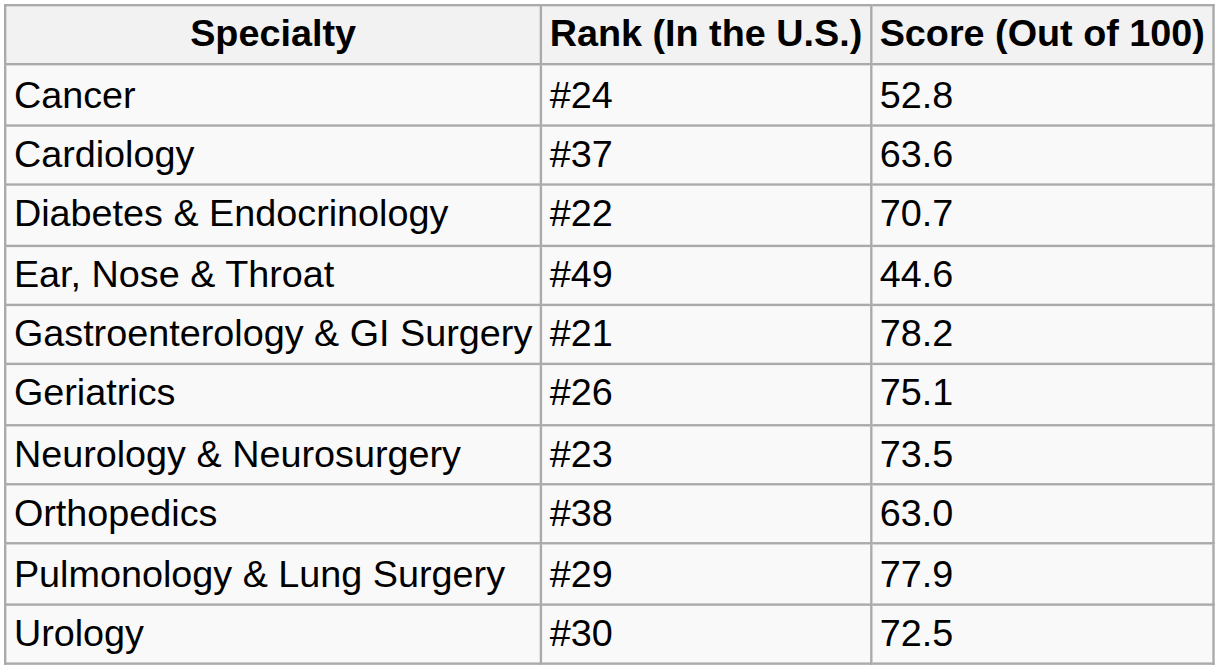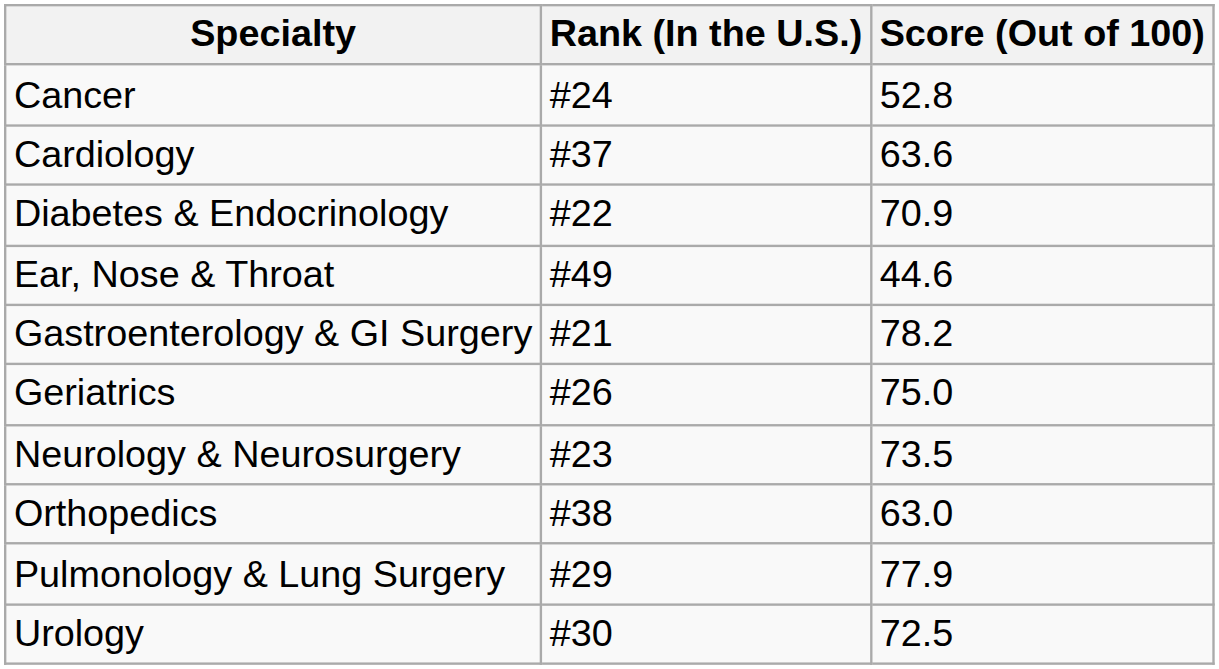(916, 214) 70.7 -> (916, 214) 70.9
(916, 393) 75.1 -> (916, 393) 75.0
